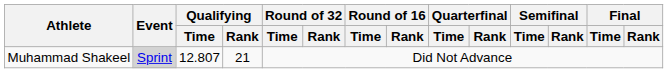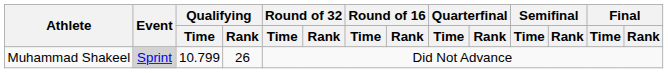(199, 58) 12.807 -> (199, 58) 10.799
(242, 58) 21 -> (242, 58) 26
